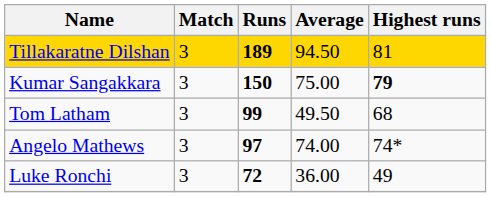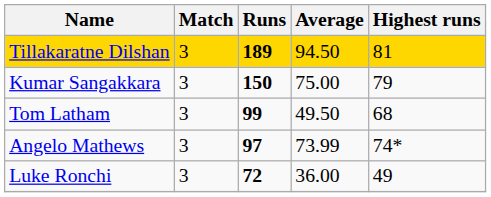(383, 82) bold -> (383, 82) normal
(317, 144) 74.00 -> (317, 144) 73.99
